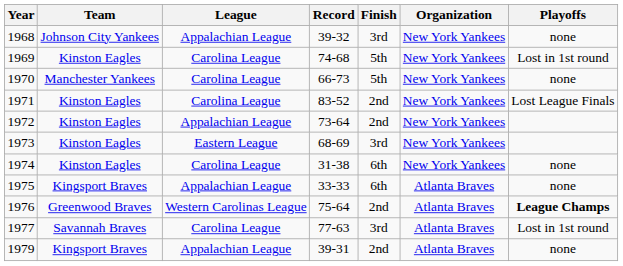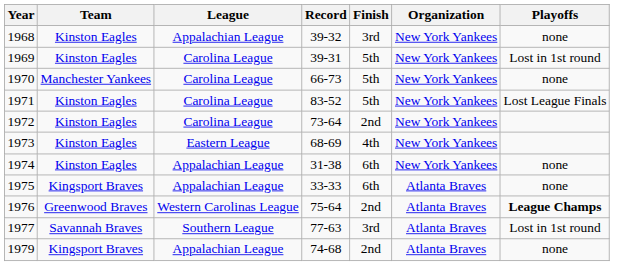(100, 36) Johnson City Yankees -> (96, 36) Kinston Eagles
(334, 57) 74-68 -> (326, 57) 39-31
(379, 100) 2nd -> (371, 100) 5th
(236, 121) Appalachian League -> (228, 121) Carolina League
(379, 143) 3rd -> (371, 143) 4th
(236, 164) Carolina League -> (228, 164) Appalachian League
(236, 228) Carolina League -> (228, 228) Southern League
(334, 249) 39-31 -> (326, 249) 74-68
